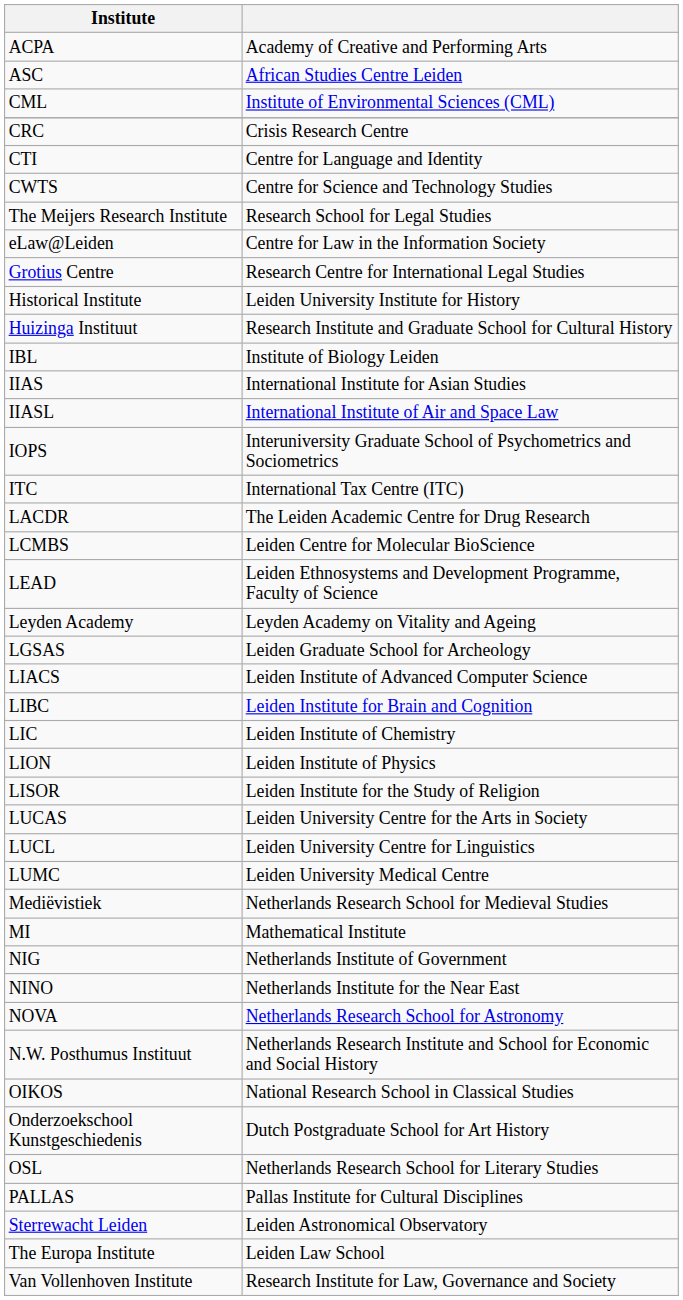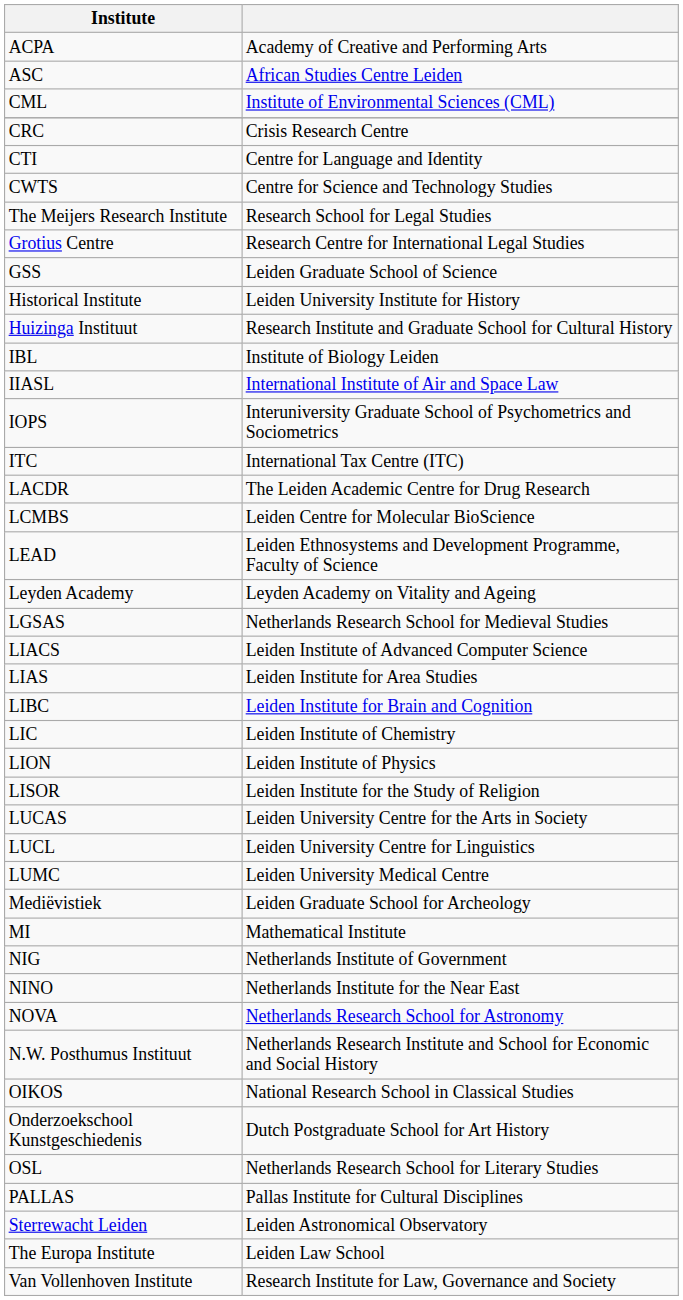- row: (61, 243)
+ row: (25, 272)
- row: (26, 384)
(388, 650) Leiden Graduate School for Archeology -> (427, 621) Netherlands Research School for Medieval Studies
+ row: (28, 678)
(427, 903) Netherlands Research School for Medieval Studies -> (388, 903) Leiden Graduate School for Archeology
